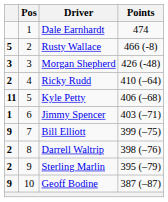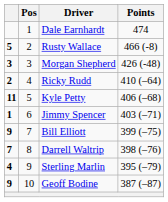(9, 149) 2 -> (9, 149) 7
(9, 166) 2 -> (9, 166) 4
